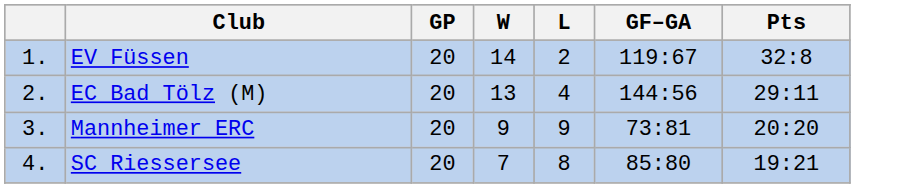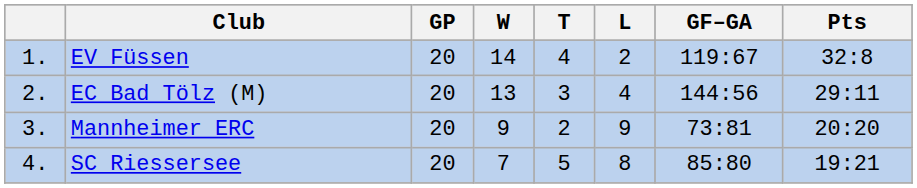+ column: (564, 23)
